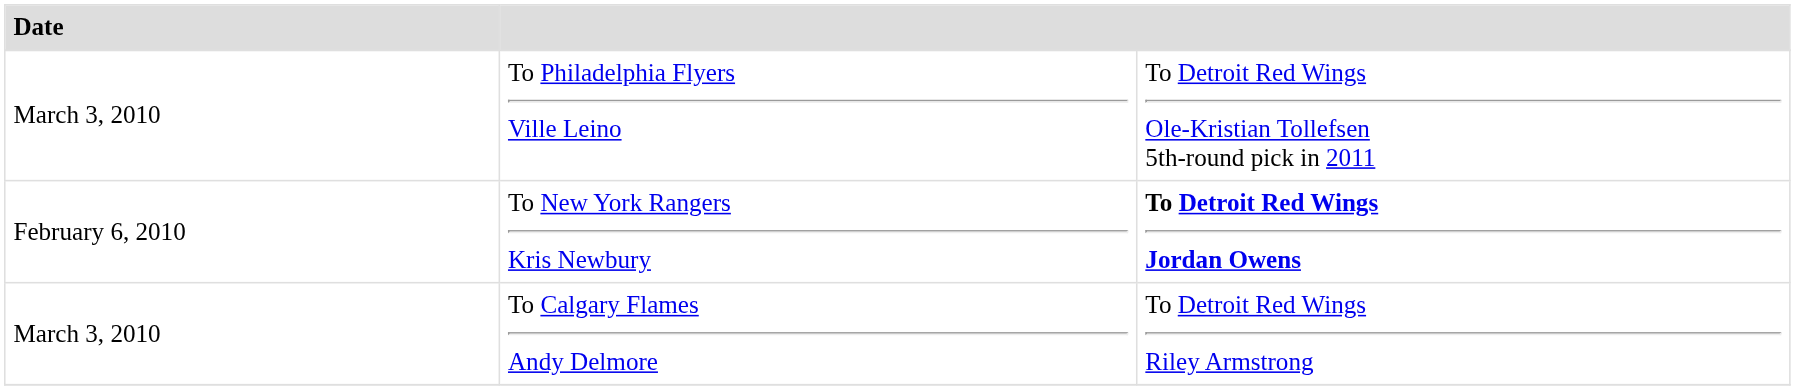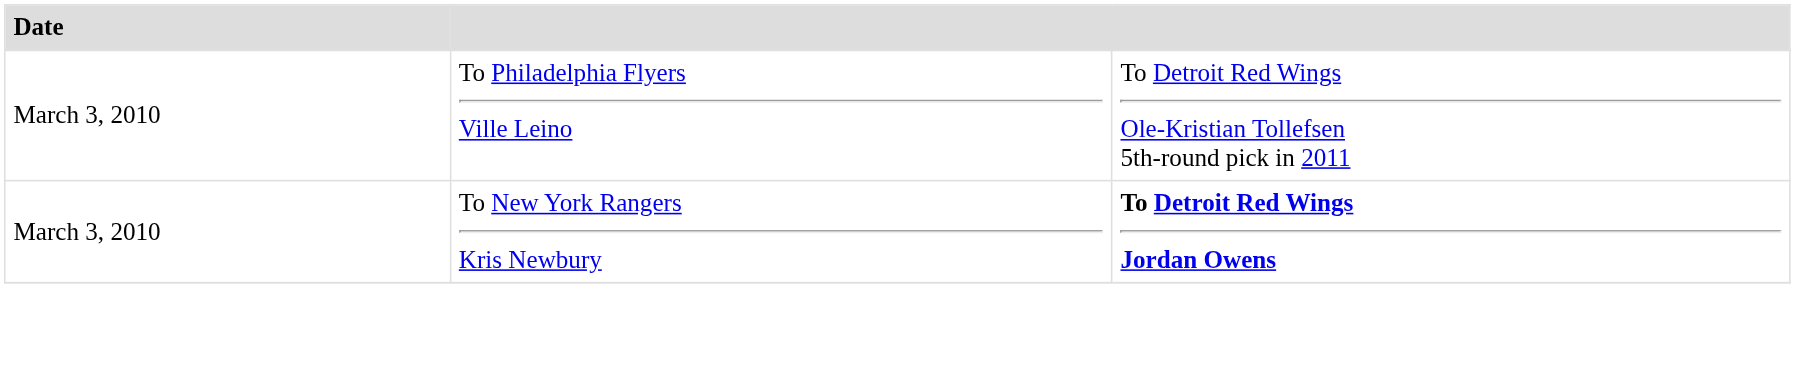(100, 231) February 6, 2010 -> (87, 231) March 3, 2010
- row: (818, 333)
